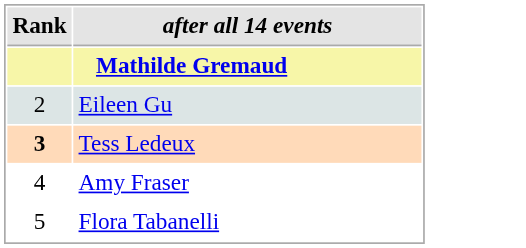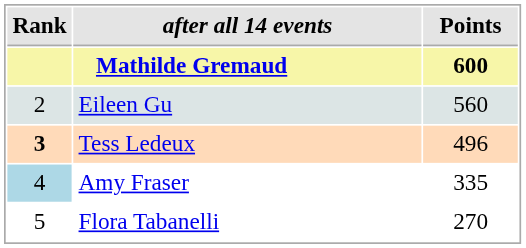+ column: (471, 25)
(40, 182) no background -> (40, 182) lightblue background
